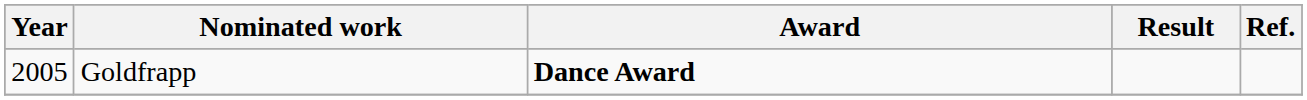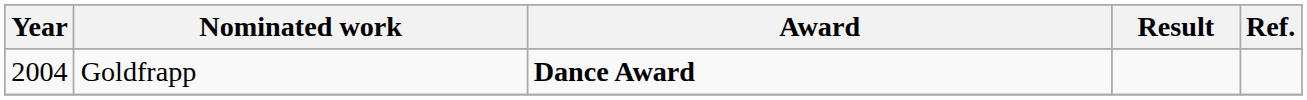(40, 71) 2005 -> (40, 71) 2004
